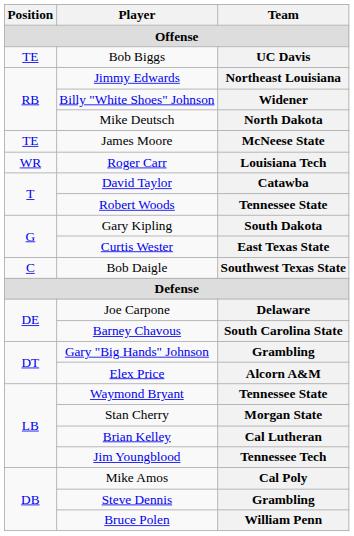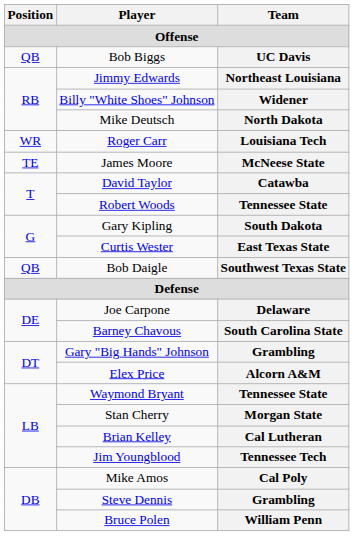(30, 57) TE -> (30, 57) QB
rows swapped: (137, 162) <-> (137, 141)
(30, 267) C -> (30, 267) QB
